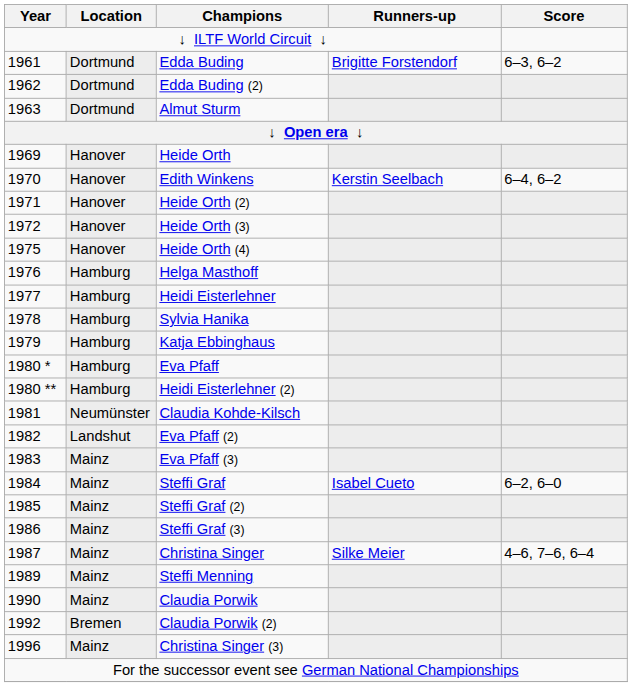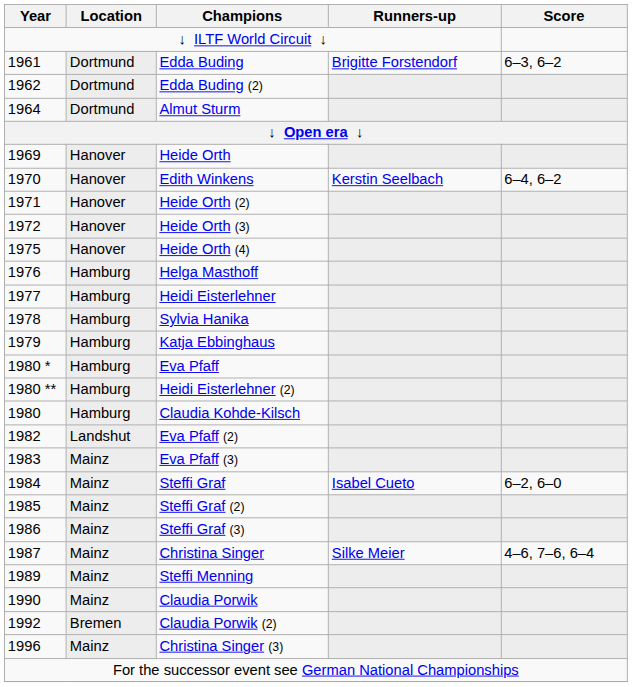(24, 109) 1963 -> (24, 109) 1964
(24, 413) 1981 -> (24, 413) 1980
(110, 413) Neumünster -> (100, 413) Hamburg
